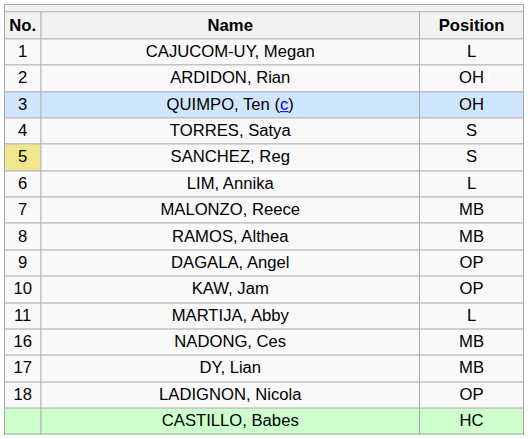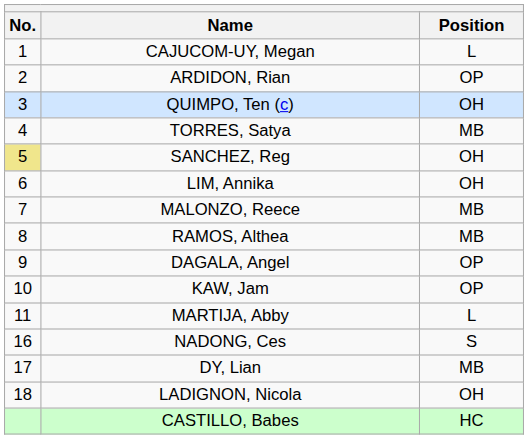(472, 78) OH -> (472, 78) OP
(472, 130) S -> (472, 130) MB
(472, 157) S -> (472, 157) OH
(472, 183) L -> (472, 183) OH
(472, 342) MB -> (472, 342) S
(472, 394) OP -> (472, 394) OH
